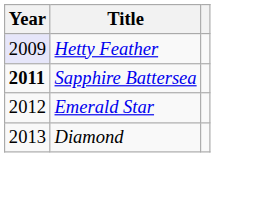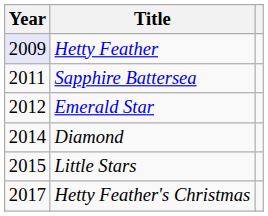(27, 78) bold -> (27, 78) normal
(27, 136) 2013 -> (27, 136) 2014
+ row: (96, 166)
+ row: (152, 195)
